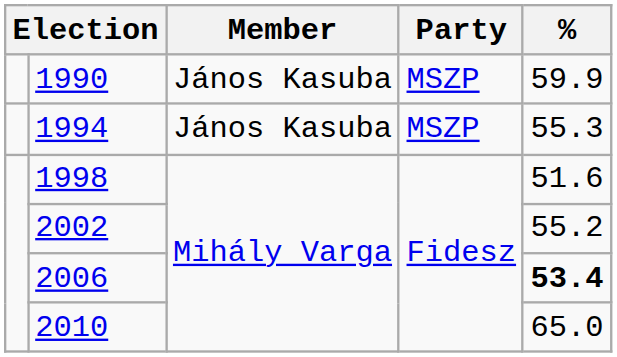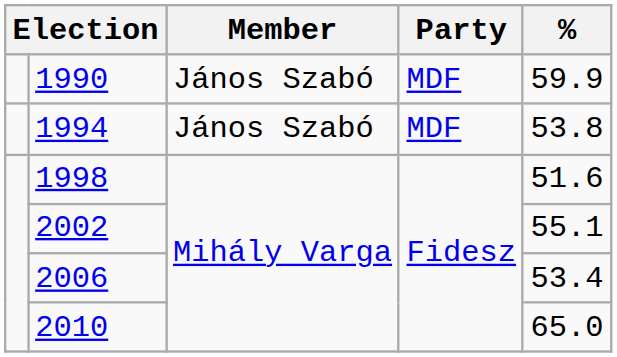(282, 80) János Kasuba -> (273, 80) János Szabó
(443, 80) MSZP -> (434, 80) MDF
(282, 129) János Kasuba -> (273, 129) János Szabó
(443, 129) MSZP -> (434, 129) MDF
(567, 129) 55.3 -> (567, 129) 53.8
(567, 228) 55.2 -> (567, 228) 55.1
(567, 278) bold -> (567, 278) normal
